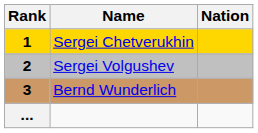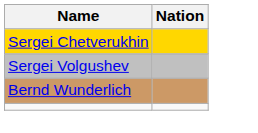- column: (27, 16)
